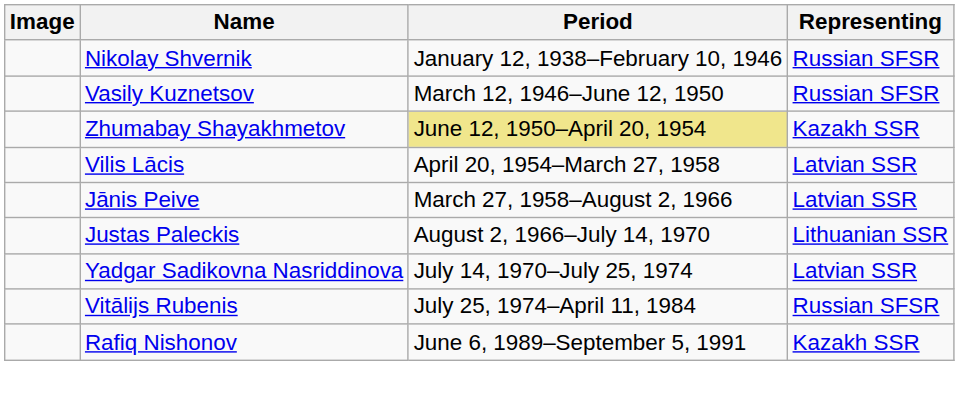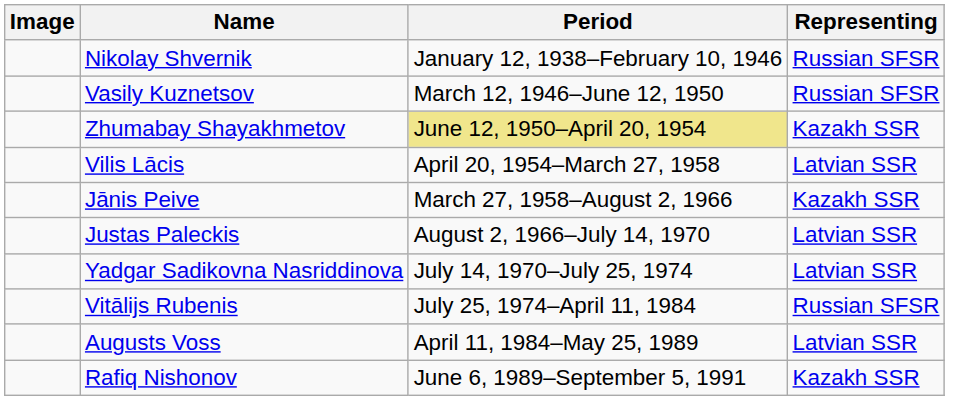(855, 199) Latvian SSR -> (856, 199) Kazakh SSR
(870, 235) Lithuanian SSR -> (855, 235) Latvian SSR
+ row: (153, 341)
